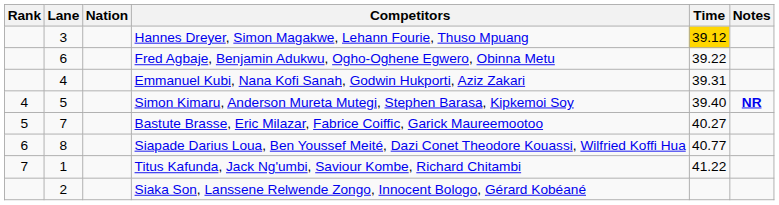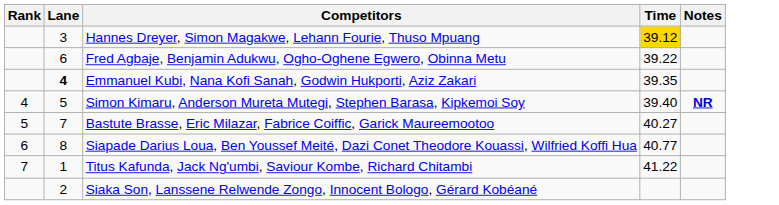- column: (107, 15)
(63, 80) normal -> (63, 80) bold
(709, 80) 39.31 -> (660, 80) 39.35
